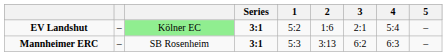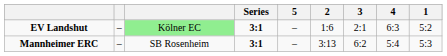columns swapped: (294, 12) <-> (426, 12)
(393, 28) 5:4 -> (393, 28) 6:3
(393, 43) 6:3 -> (393, 43) 5:4
